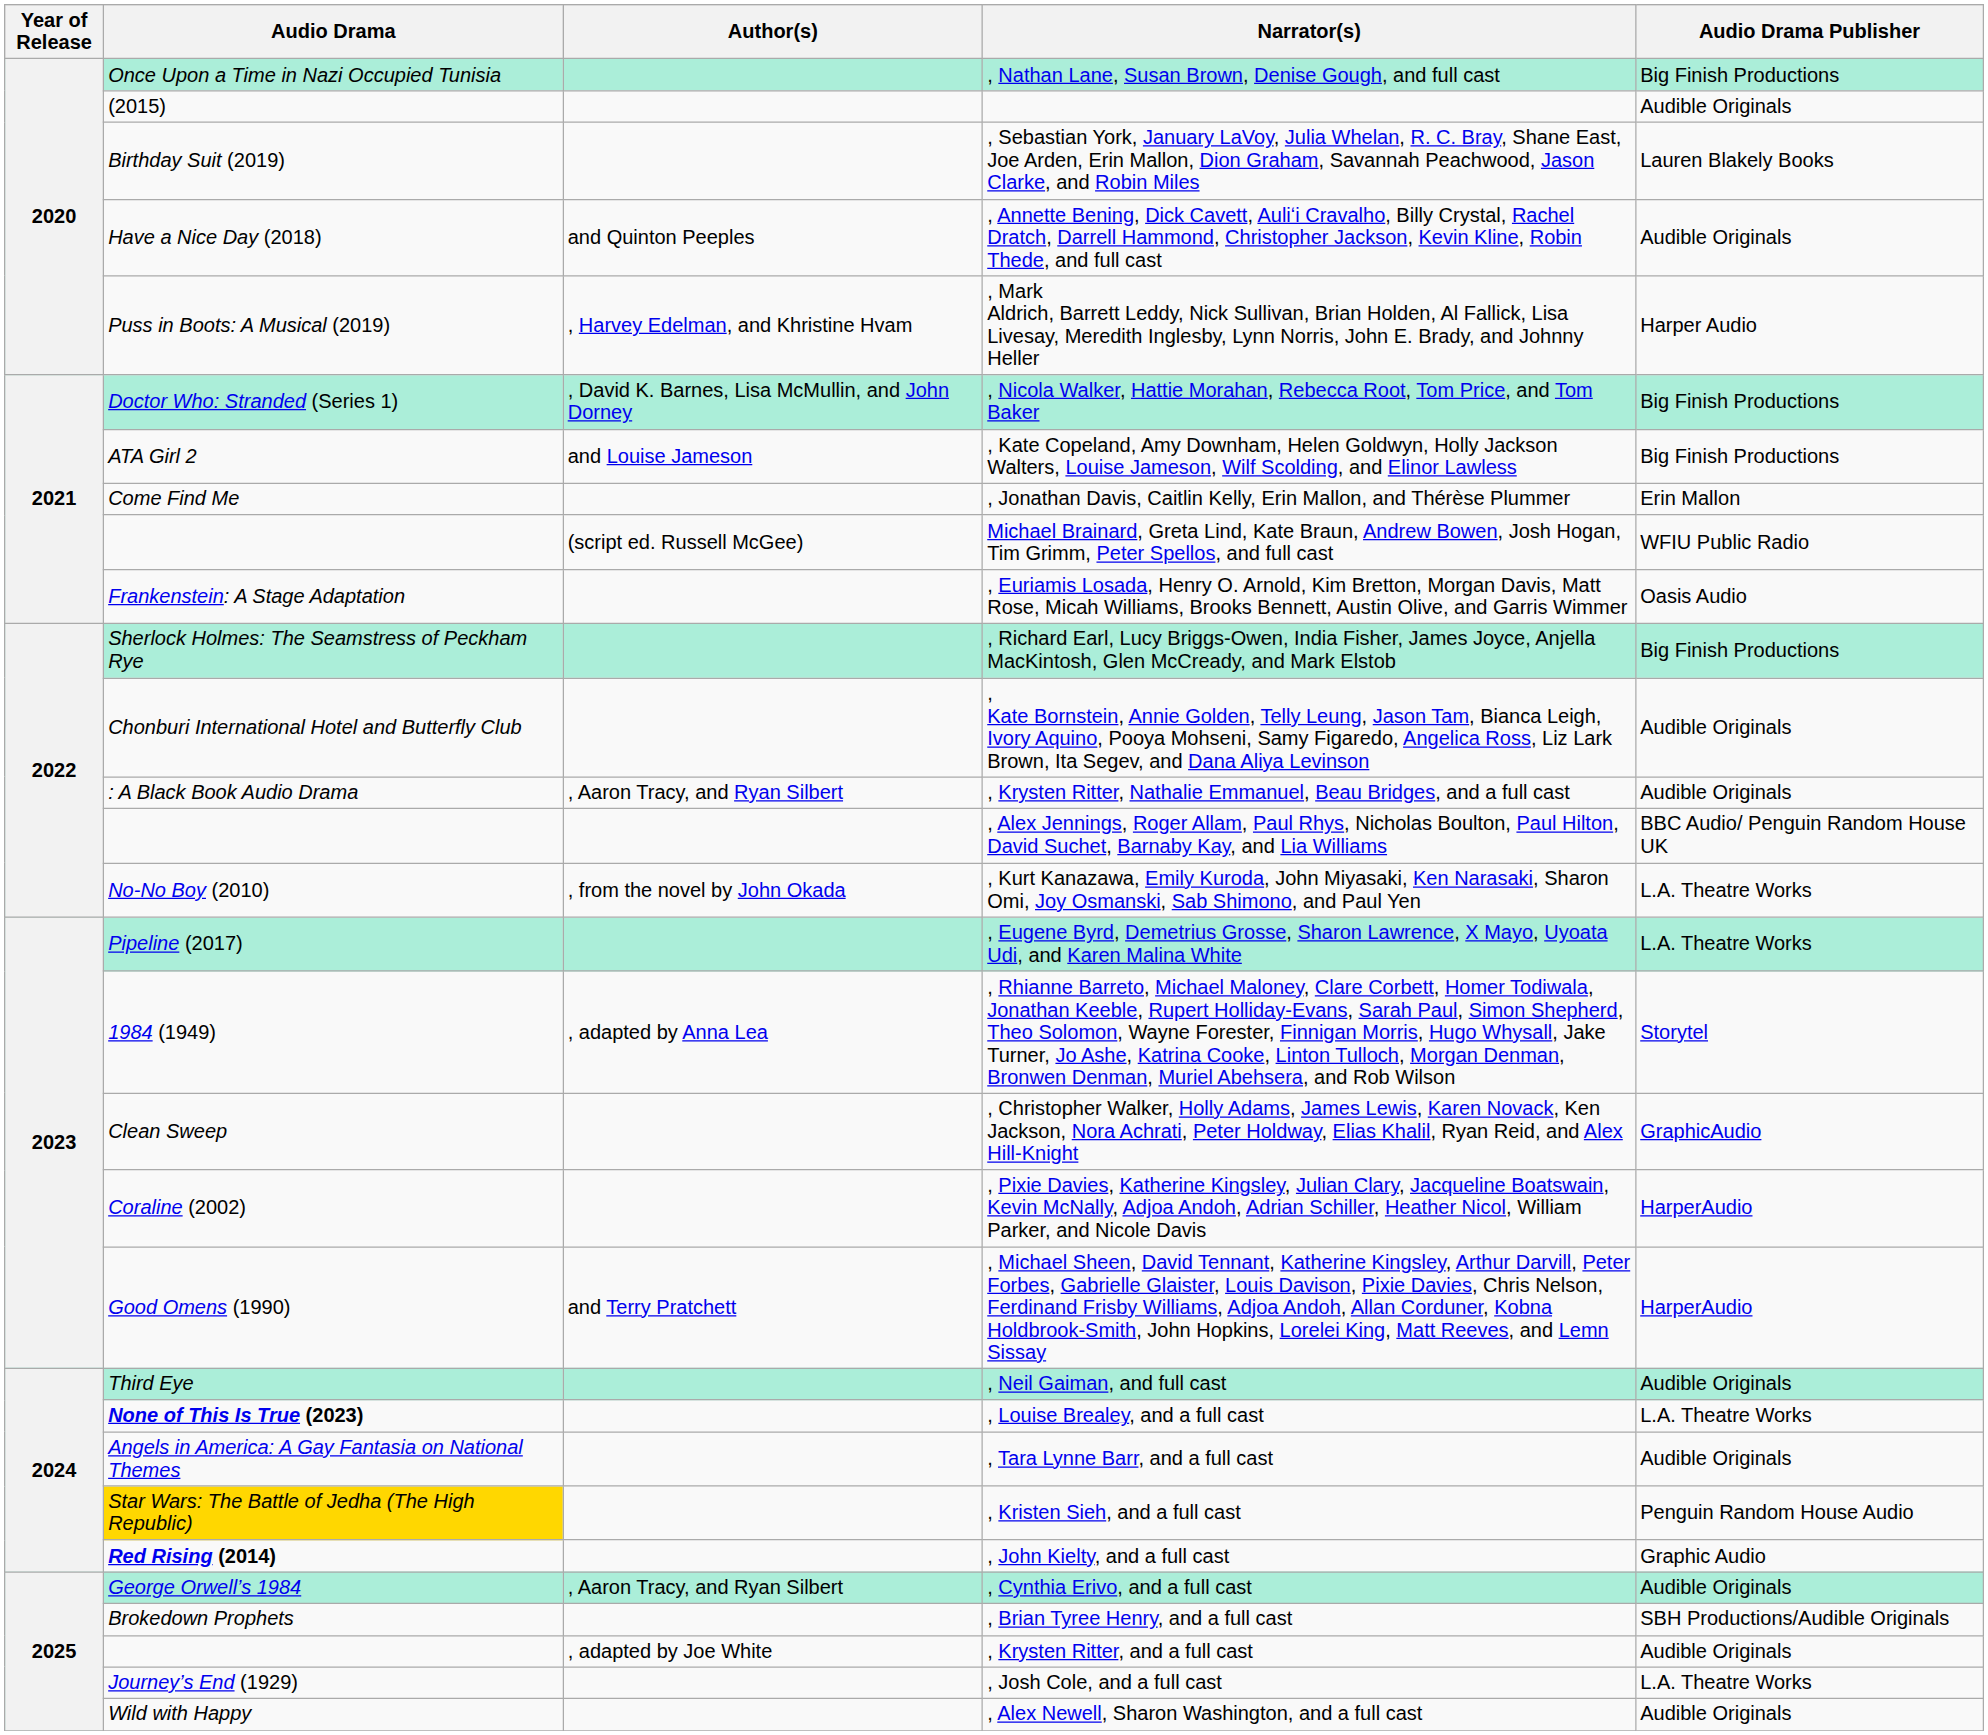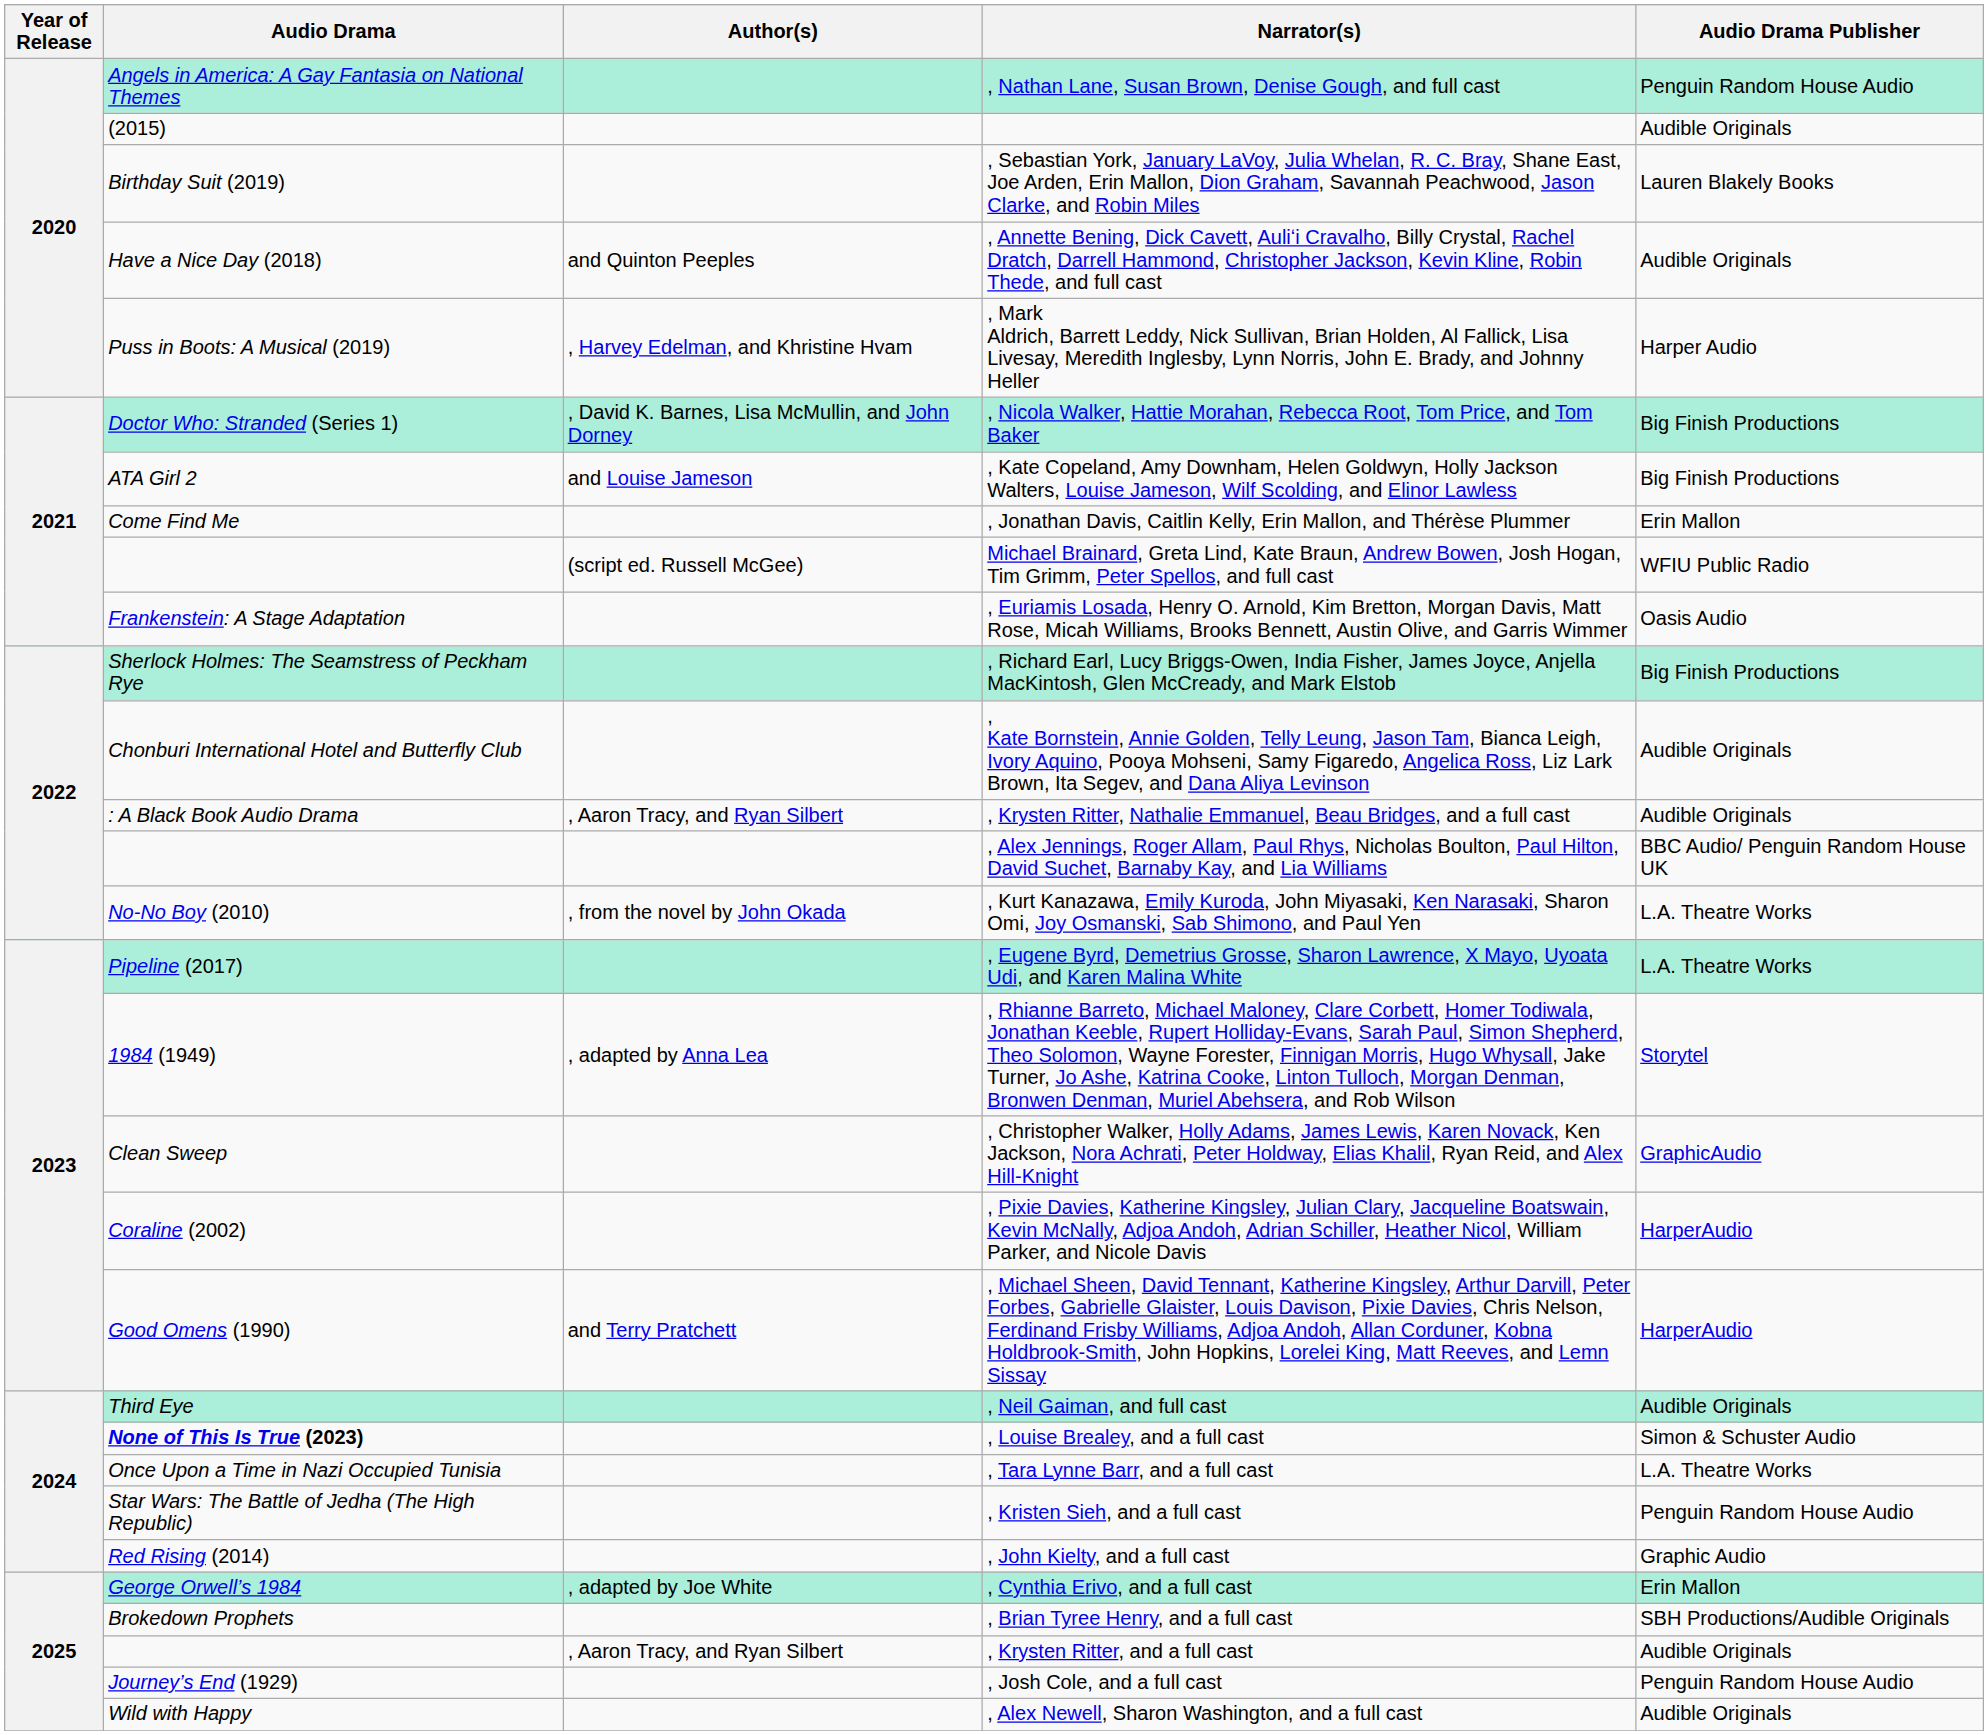(305, 74) Once Upon a Time in Nazi Occupied Tunisia -> (315, 85) Angels in America: A Gay Fantasia on National Themes
(1740, 74) Big Finish Productions -> (1777, 85) Penguin Random House Audio
(1726, 1415) L.A. Theatre Works -> (1748, 1438) Simon & Schuster Audio
(315, 1458) Angels in America: A Gay Fantasia on National Themes -> (305, 1469) Once Upon a Time in Nazi Occupied Tunisia
(1716, 1458) Audible Originals -> (1726, 1469) L.A. Theatre Works
(291, 1512) gold background -> (291, 1512) no background
(192, 1555) bold -> (189, 1555) normal
(705, 1587) , Aaron Tracy, and Ryan Silbert -> (670, 1587) , adapted by Joe White
(1716, 1587) Audible Originals -> (1690, 1587) Erin Mallon
(670, 1650) , adapted by Joe White -> (705, 1650) , Aaron Tracy, and Ryan Silbert
(1726, 1682) L.A. Theatre Works -> (1777, 1682) Penguin Random House Audio
